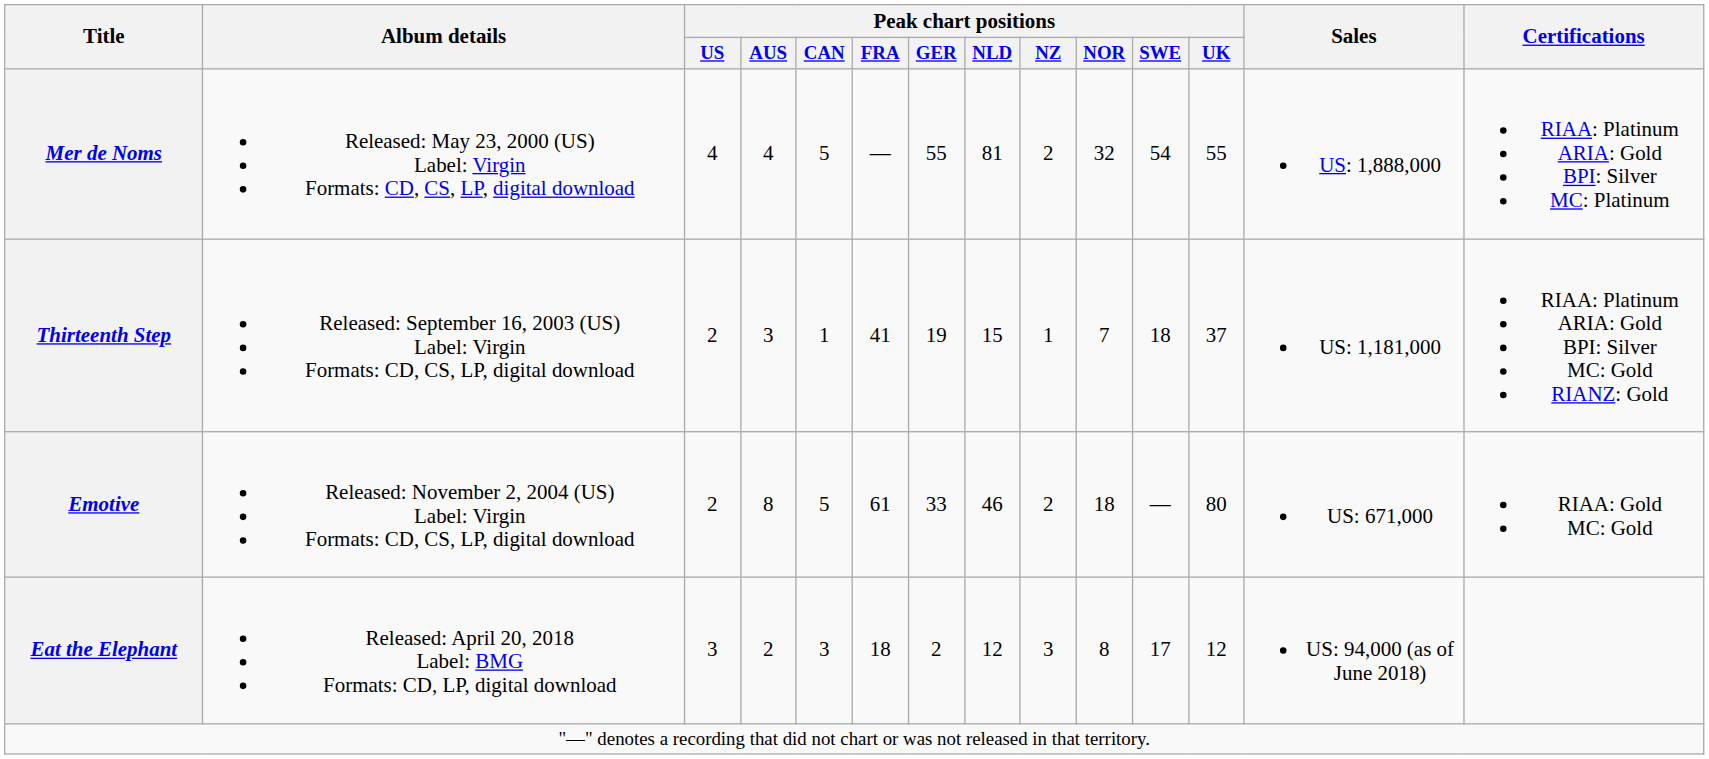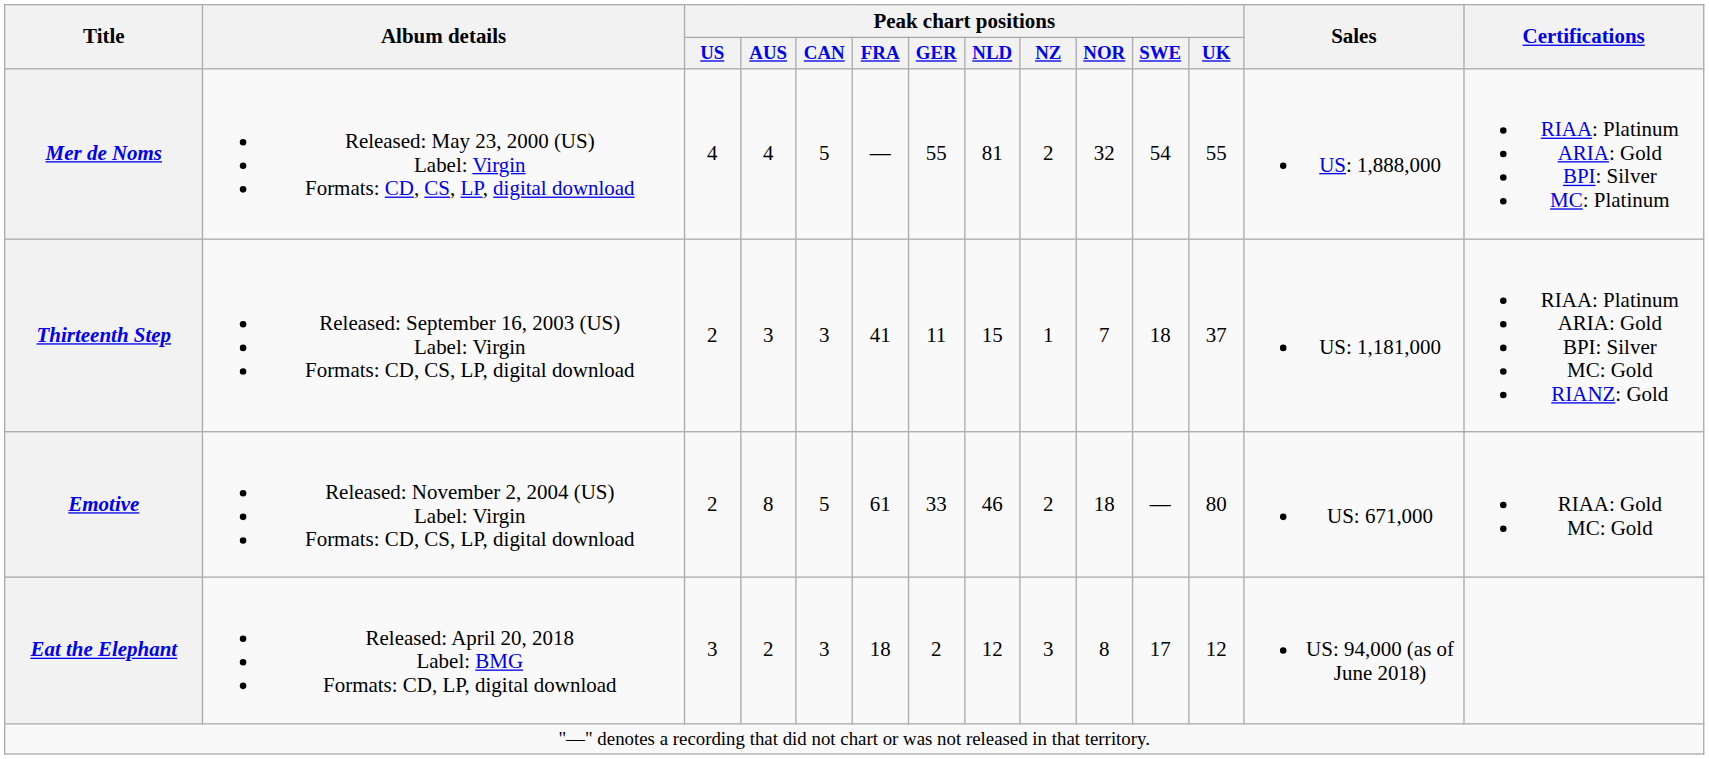(824, 334) 1 -> (824, 334) 3
(936, 334) 19 -> (936, 334) 11
